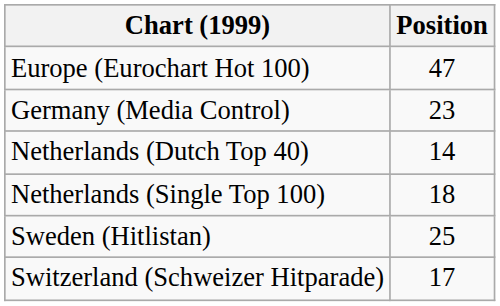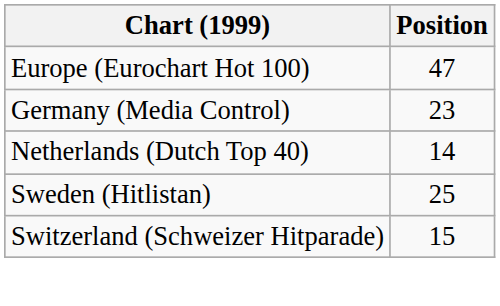- row: (168, 194)
(442, 278) 17 -> (442, 236) 15
